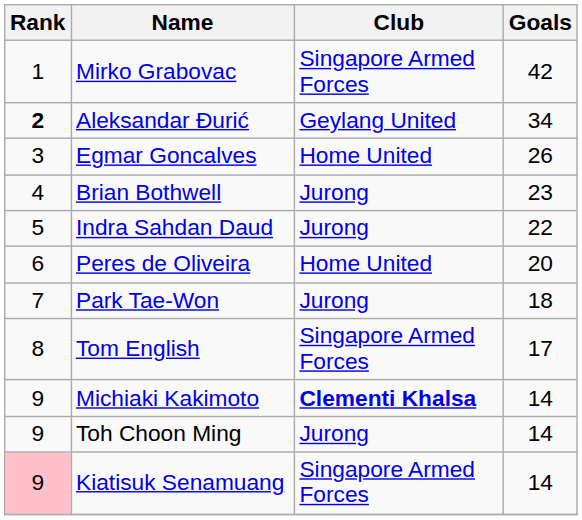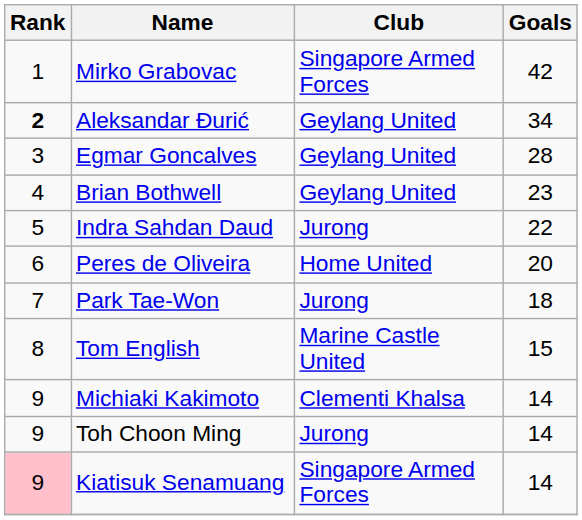(366, 156) Home United -> (378, 156) Geylang United
(540, 156) 26 -> (540, 156) 28
(334, 192) Jurong -> (378, 192) Geylang United
(387, 349) Singapore Armed Forces -> (370, 349) Marine Castle United
(540, 349) 17 -> (540, 349) 15
(388, 397) bold -> (382, 397) normal
